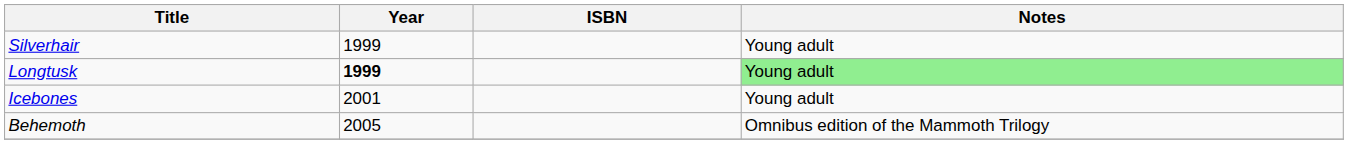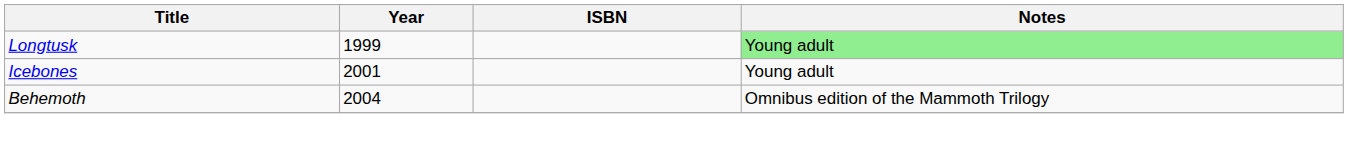- row: (44, 44)
(362, 71) bold -> (362, 44) normal
(362, 125) 2005 -> (362, 98) 2004
